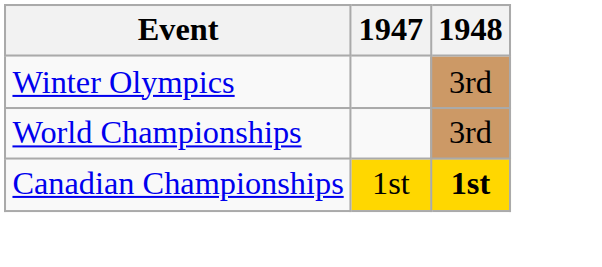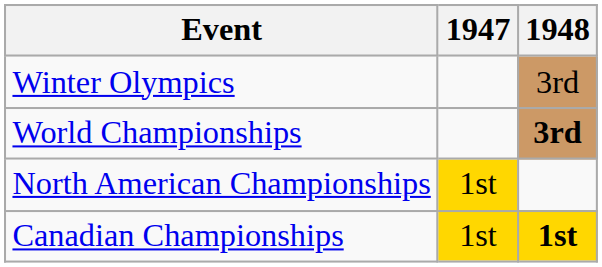(470, 132) normal -> (558, 132) bold
+ row: (222, 183)
